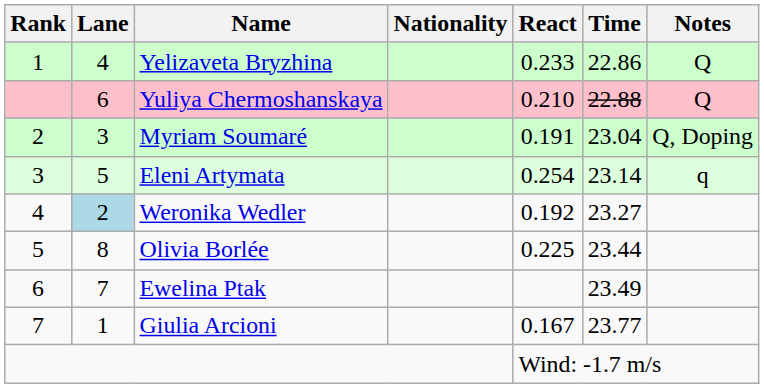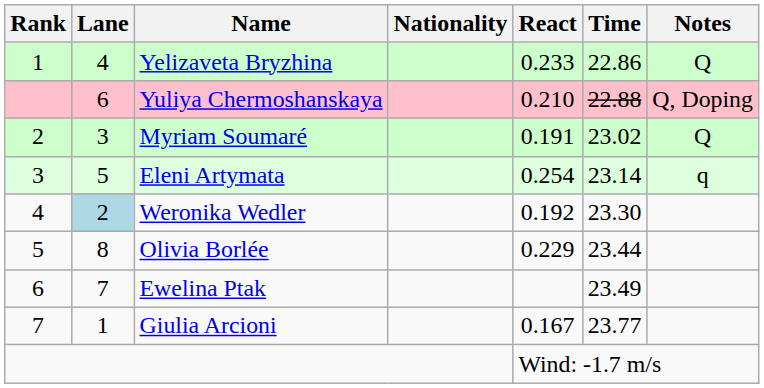(703, 99) Q -> (703, 99) Q, Doping
(614, 136) 23.04 -> (614, 136) 23.02
(703, 136) Q, Doping -> (703, 136) Q
(614, 212) 23.27 -> (614, 212) 23.30
(548, 250) 0.225 -> (548, 250) 0.229
